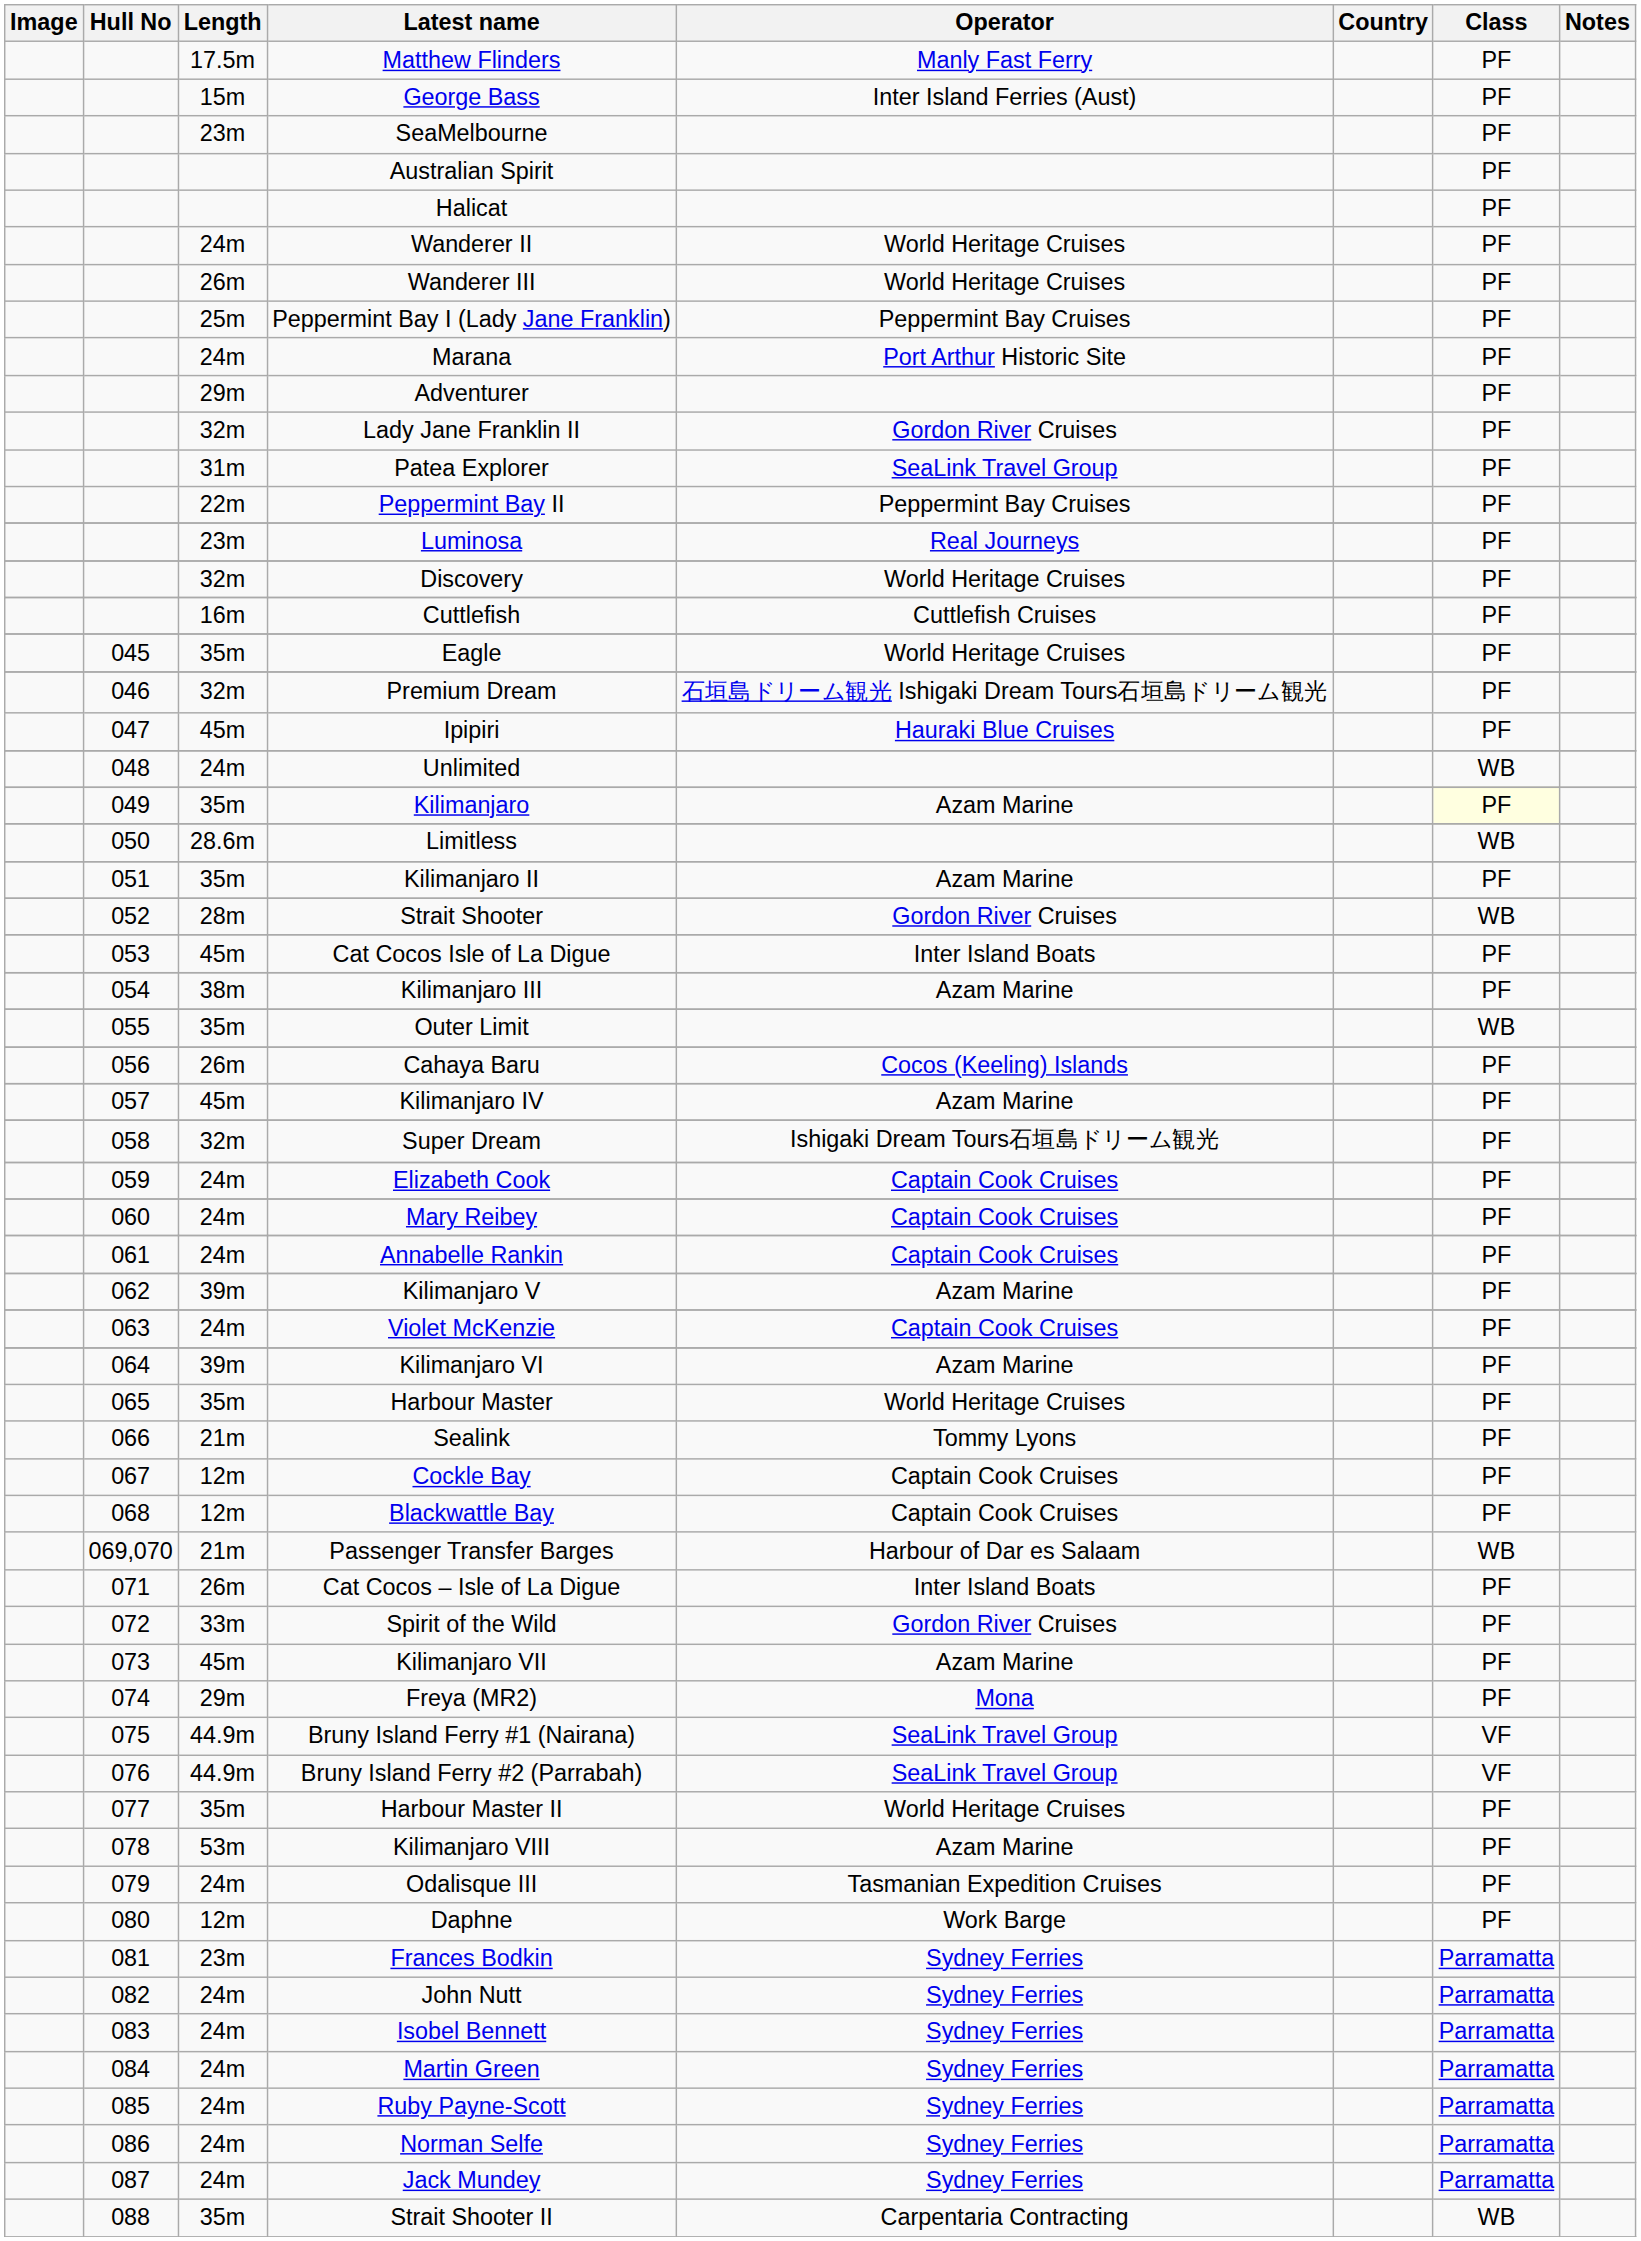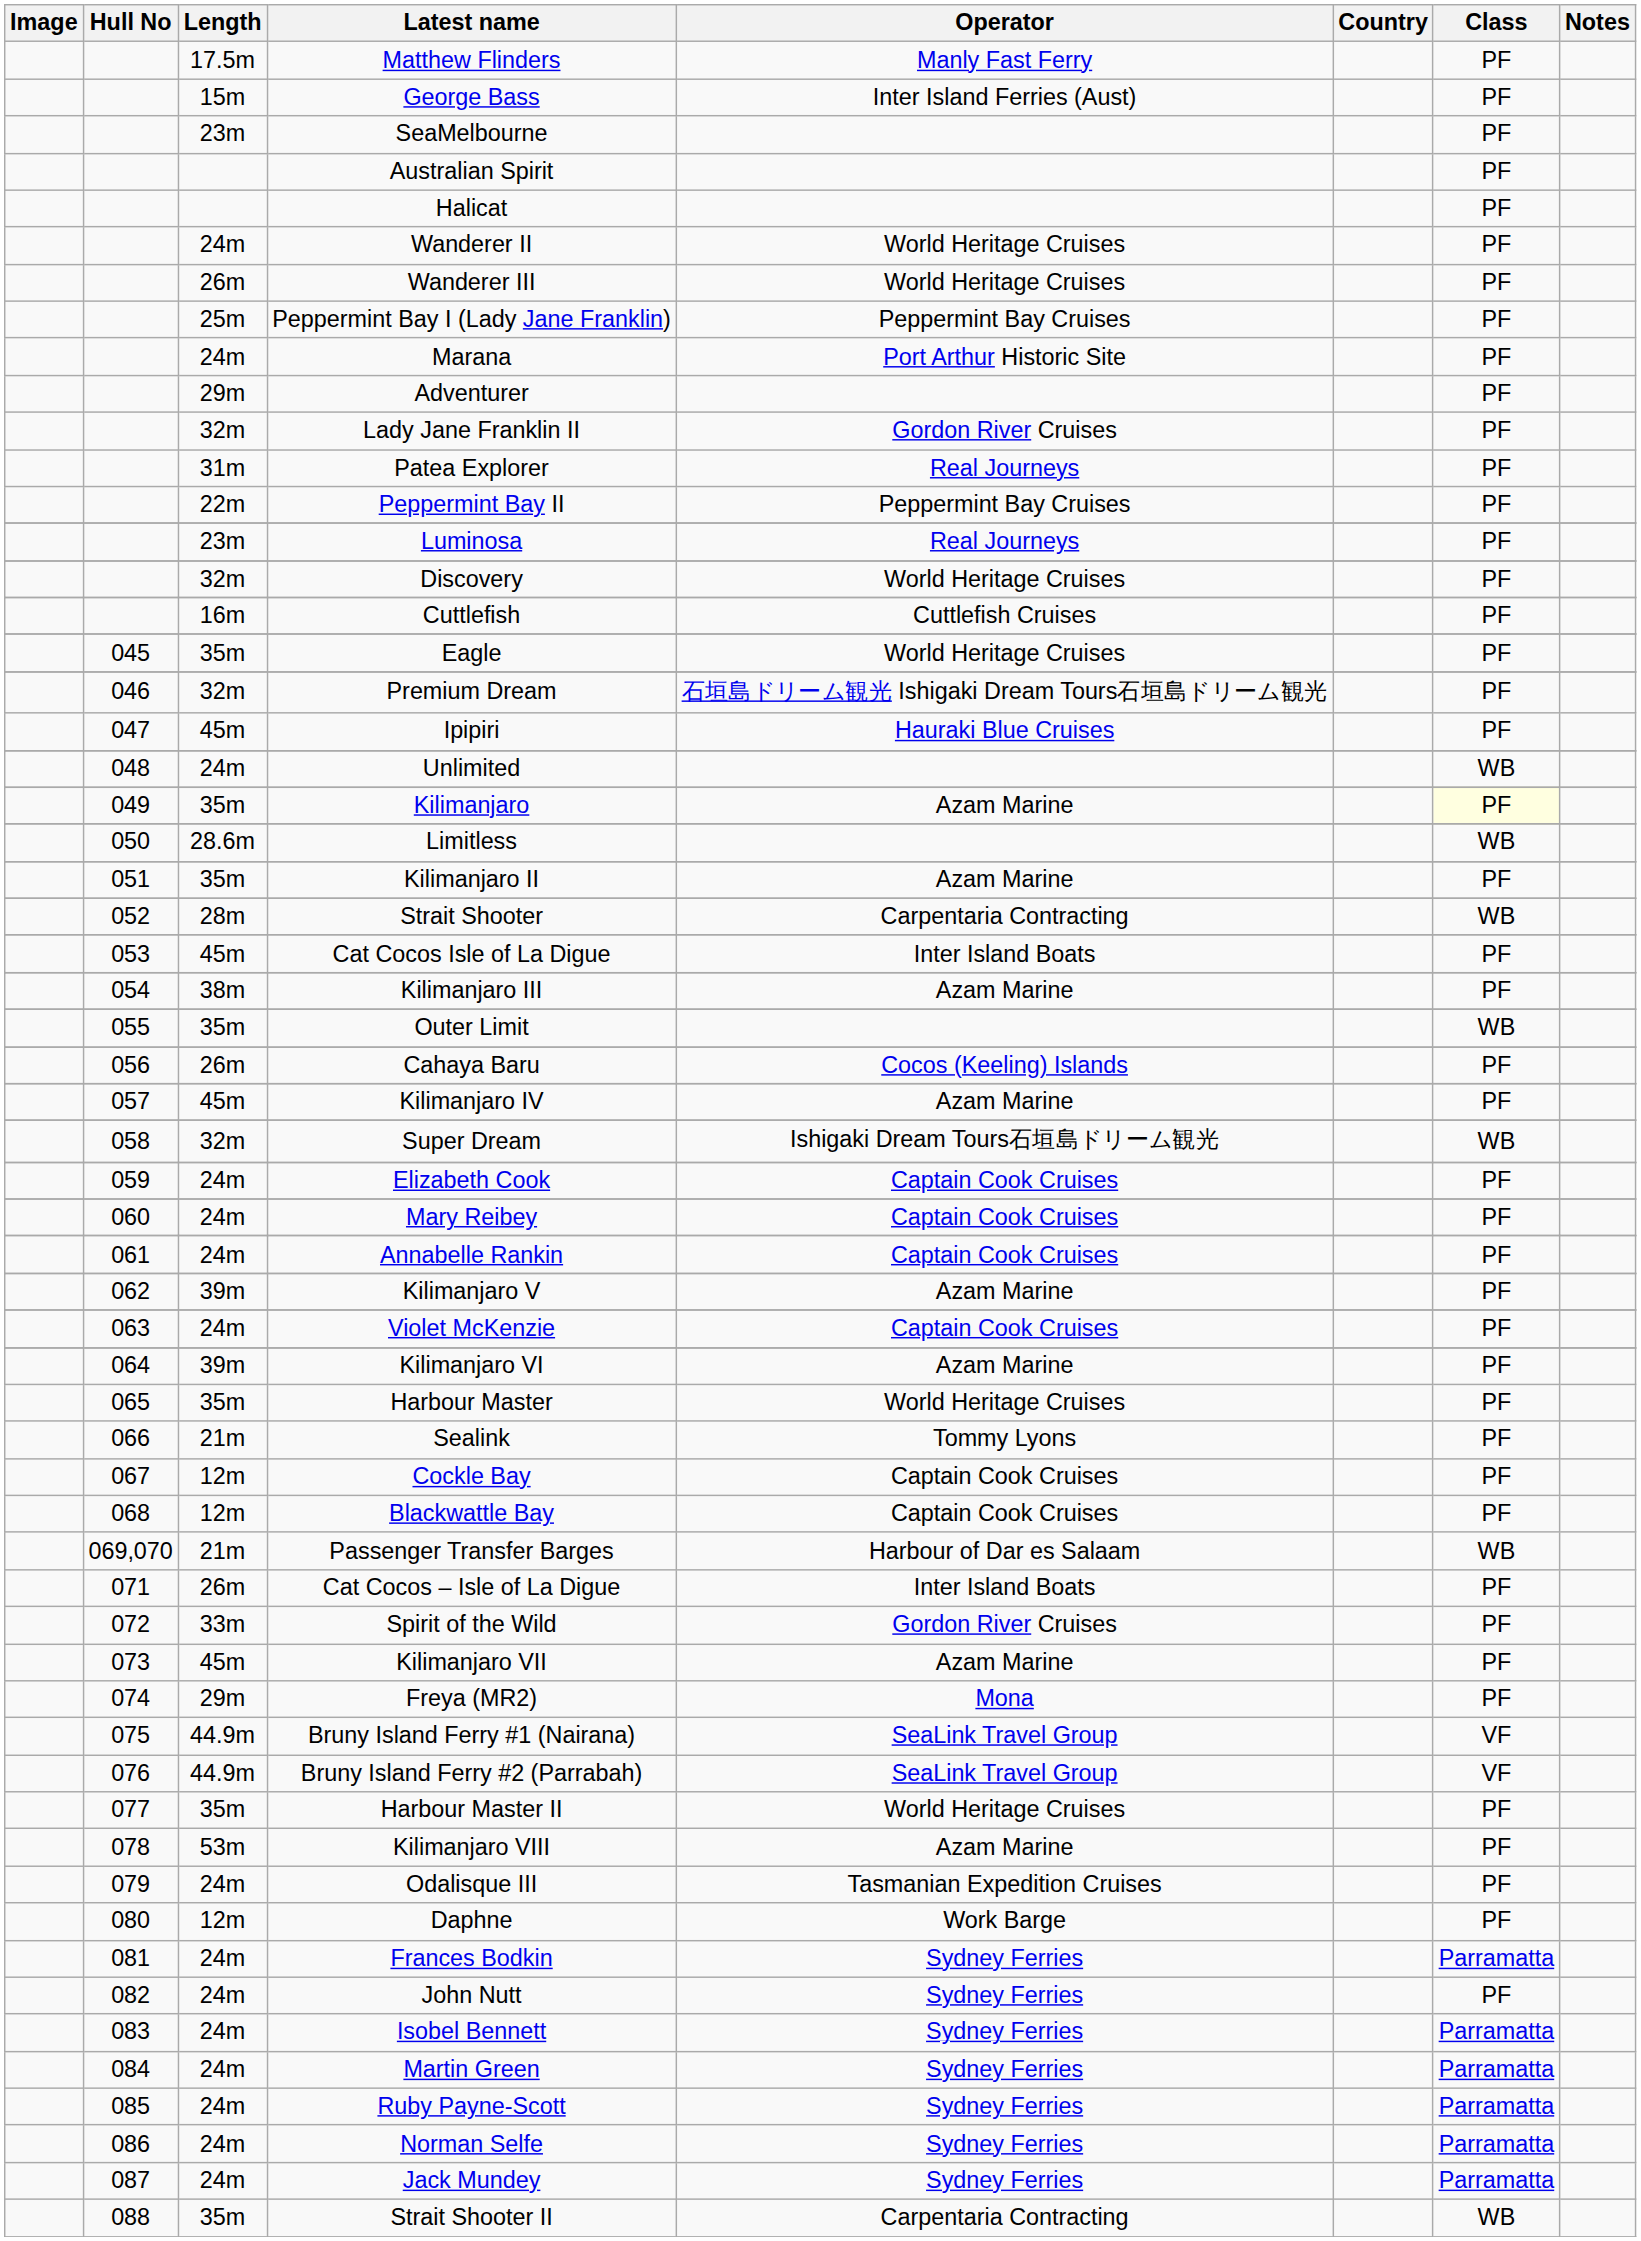(1005, 467) SeaLink Travel Group -> (1005, 467) Real Journeys
(1005, 916) Gordon River Cruises -> (1005, 916) Carpentaria Contracting
(1496, 1141) PF -> (1496, 1141) WB
(223, 1958) 23m -> (223, 1958) 24m
(1496, 1995) Parramatta -> (1496, 1995) PF
